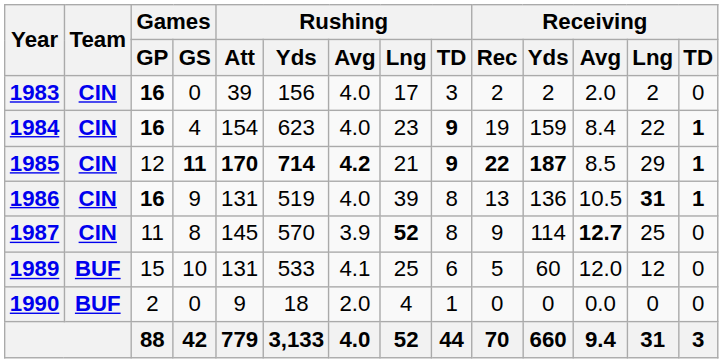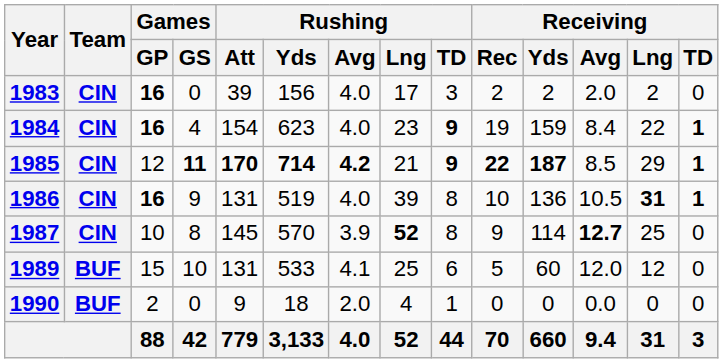(497, 198) 13 -> (497, 198) 10
(152, 233) 11 -> (152, 233) 10
